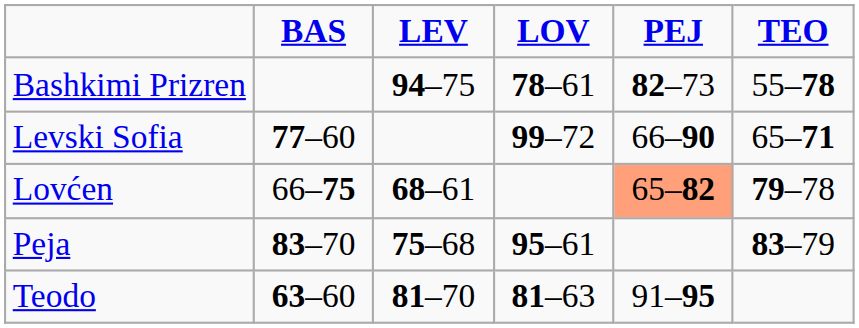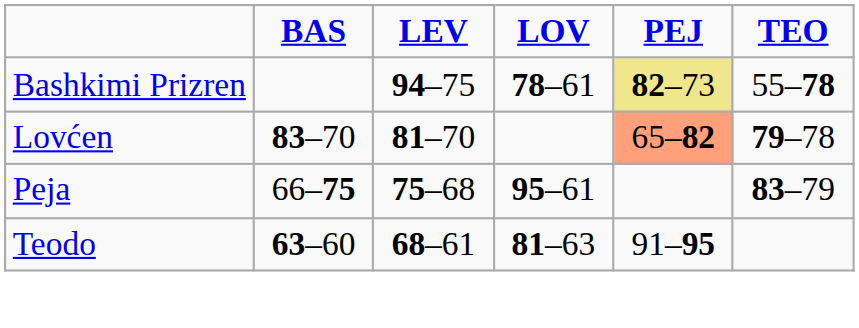(673, 84) no background -> (673, 84) khaki background
- row: (98, 137)
(314, 190) 66–75 -> (314, 137) 83–70
(433, 190) 68–61 -> (433, 137) 81–70
(314, 243) 83–70 -> (314, 190) 66–75
(433, 296) 81–70 -> (433, 243) 68–61
